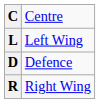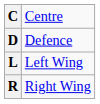rows swapped: (13, 63) <-> (13, 40)
